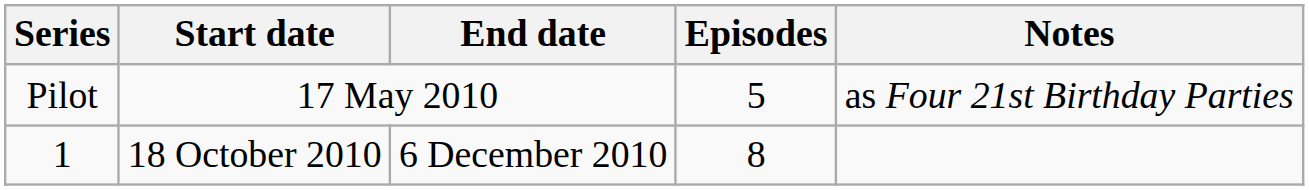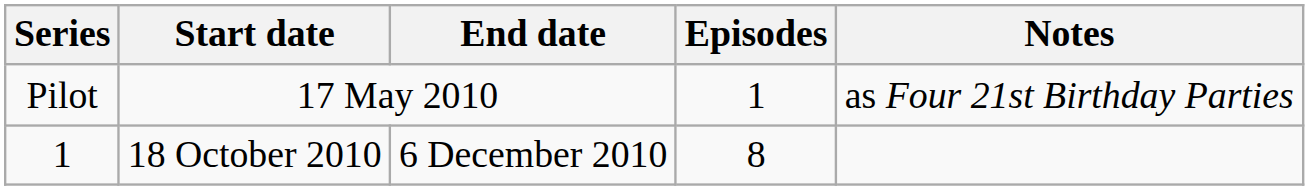(756, 94) 5 -> (756, 94) 1
